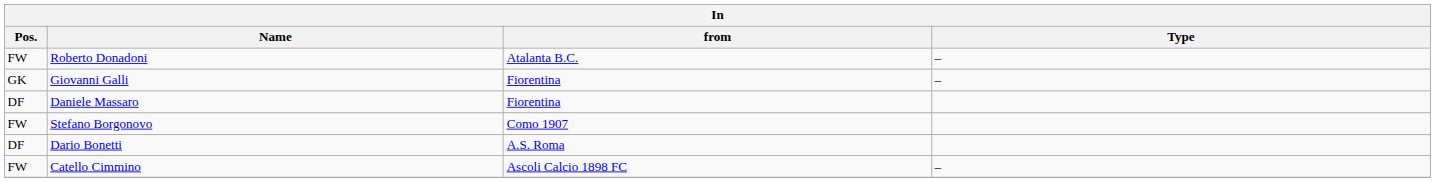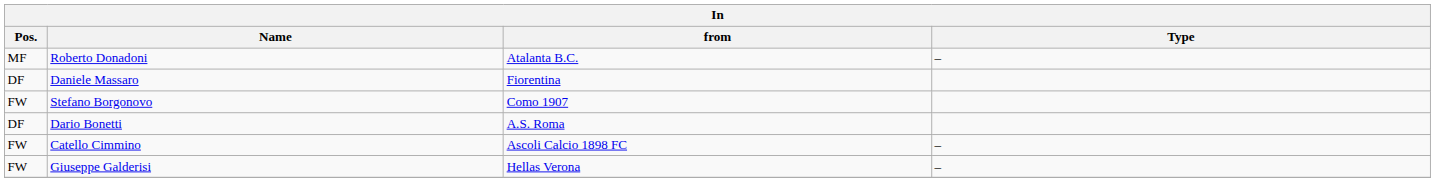(17, 58) FW -> (17, 58) MF
- row: (89, 80)
+ row: (101, 166)
